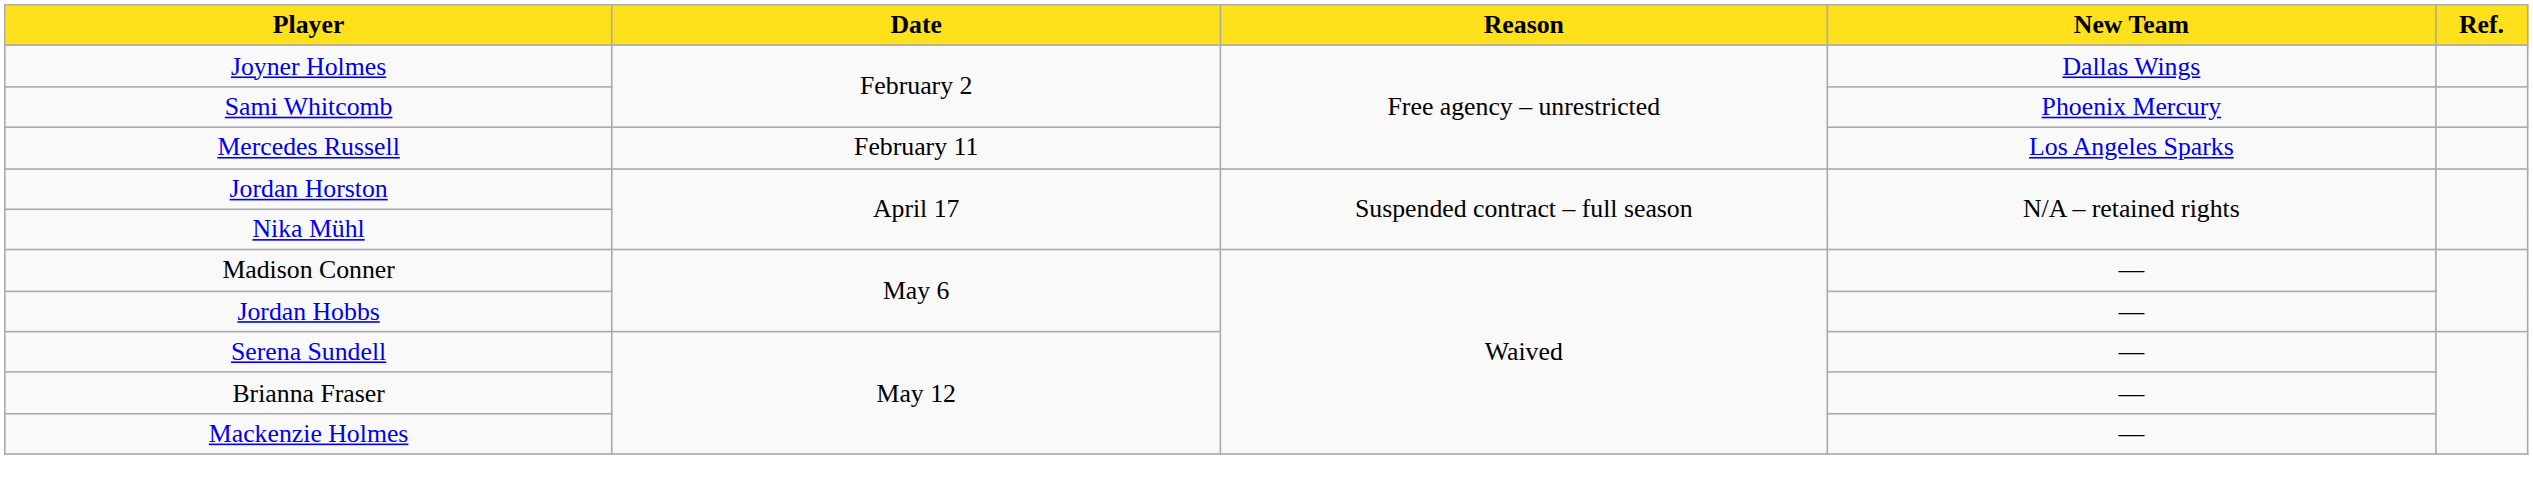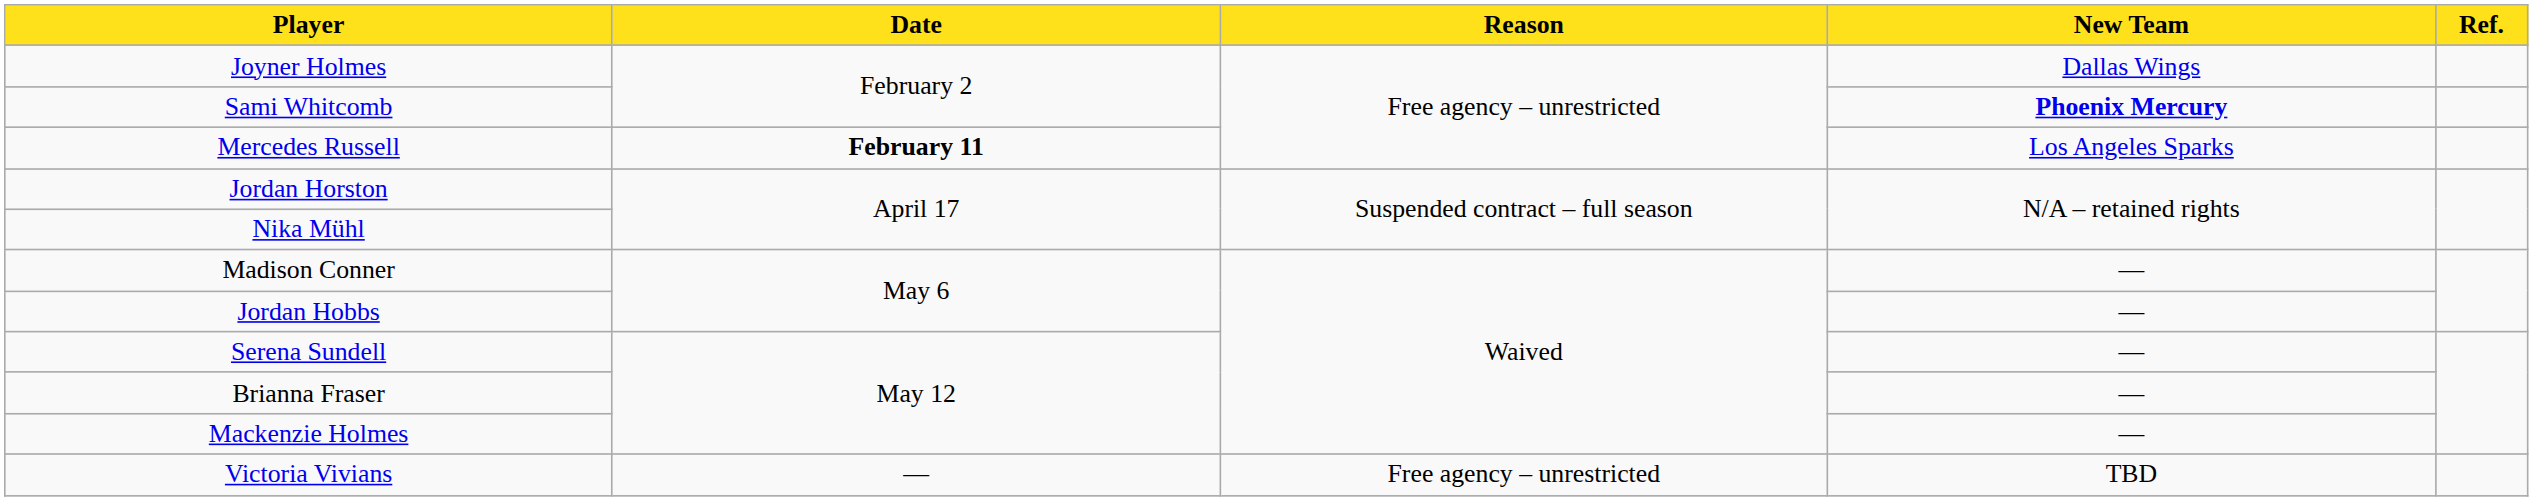(2131, 106) normal -> (2131, 106) bold
(916, 147) normal -> (916, 147) bold
+ row: (309, 474)
